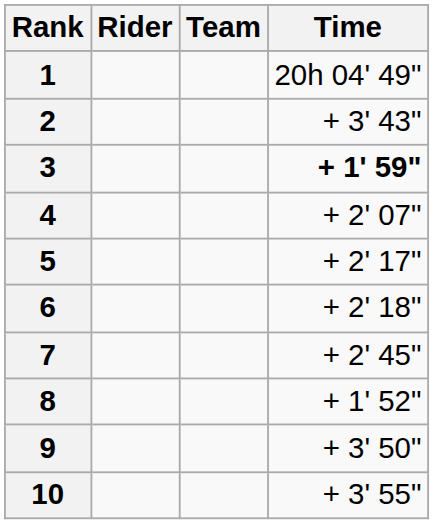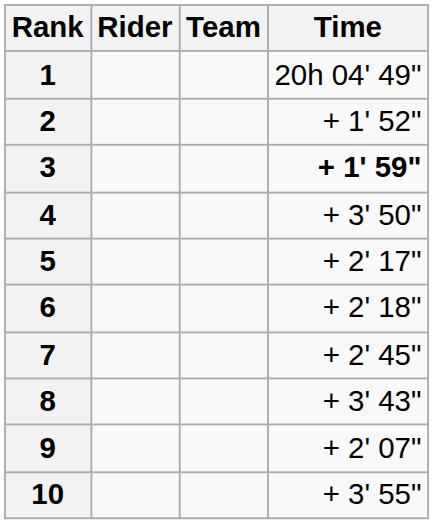(372, 121) + 3' 43" -> (372, 121) + 1' 52"
(372, 214) + 2' 07" -> (372, 214) + 3' 50"
(372, 401) + 1' 52" -> (372, 401) + 3' 43"
(372, 448) + 3' 50" -> (372, 448) + 2' 07"
